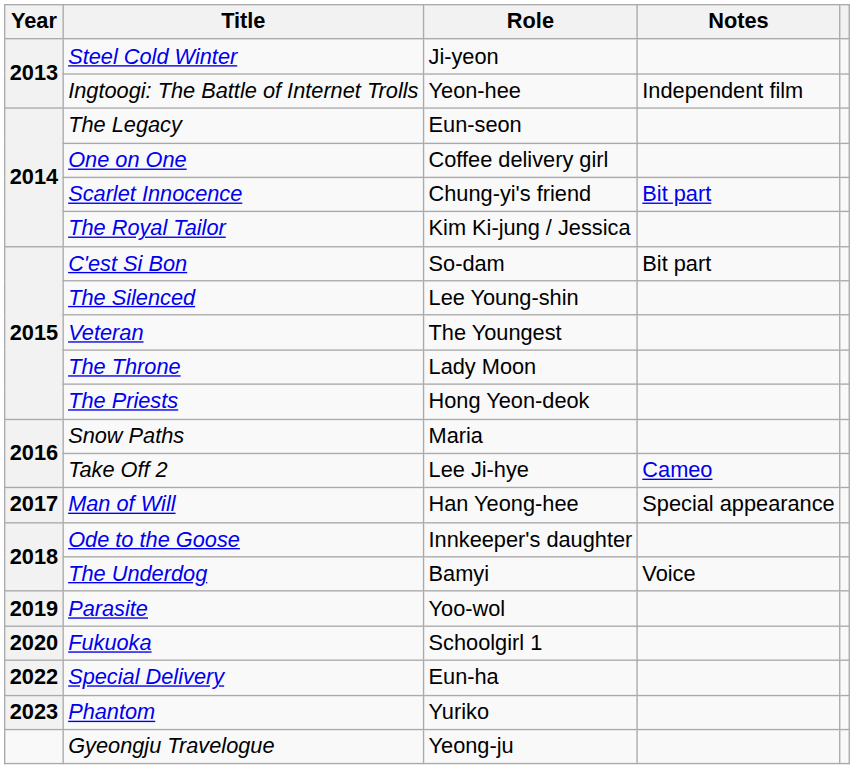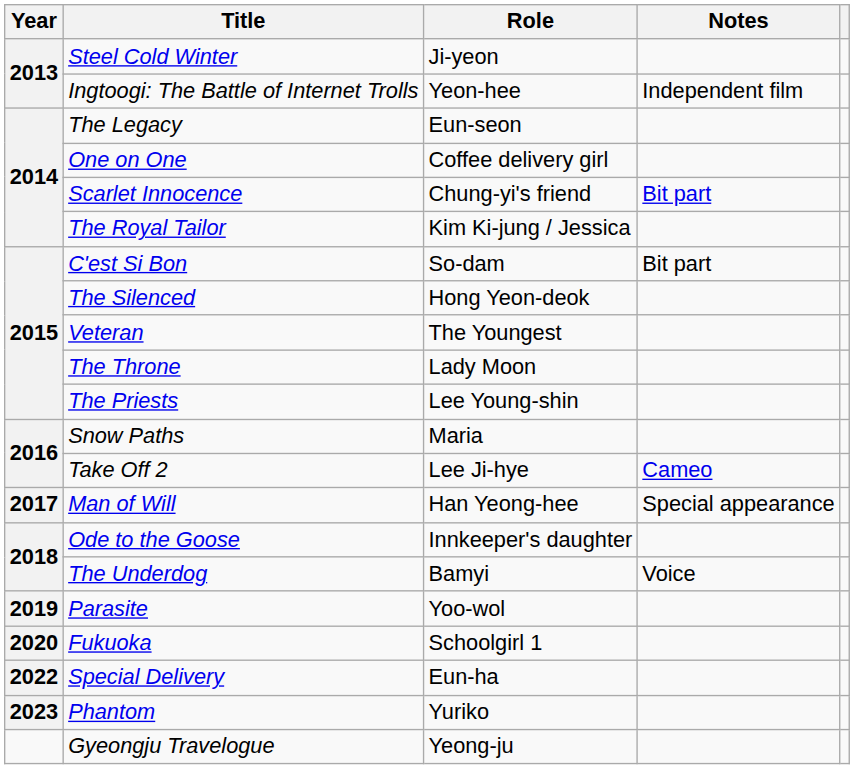(504, 297) Lee Young-shin -> (509, 297) Hong Yeon-deok
(509, 401) Hong Yeon-deok -> (504, 401) Lee Young-shin
